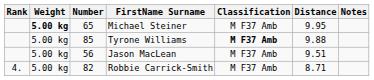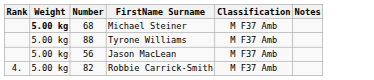- column: (316, 11)
(88, 26) 65 -> (88, 26) 68
(88, 40) 85 -> (88, 40) 88
(254, 40) bold -> (254, 40) normal
